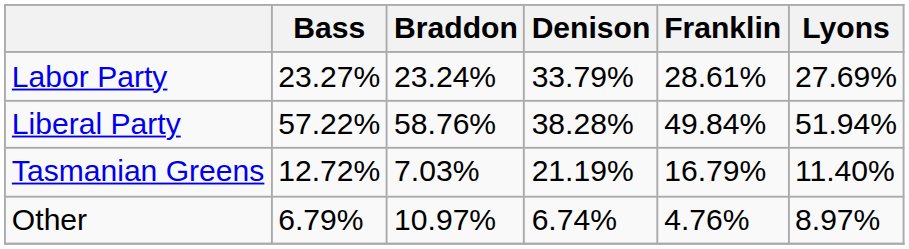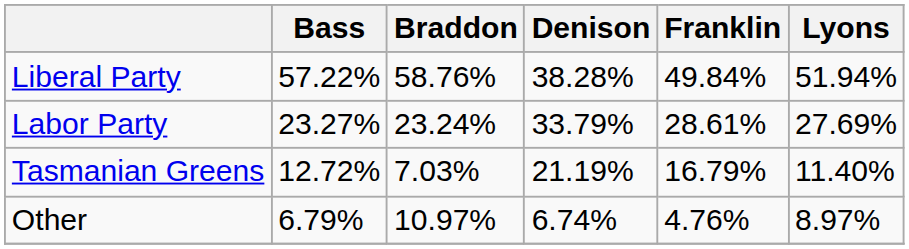rows swapped: (90, 76) <-> (96, 123)
